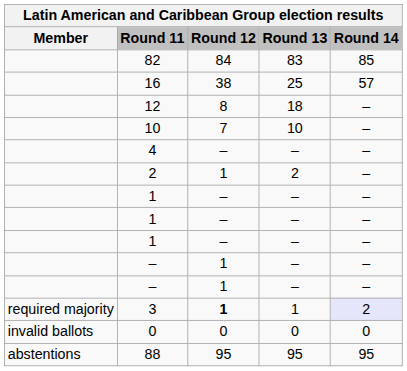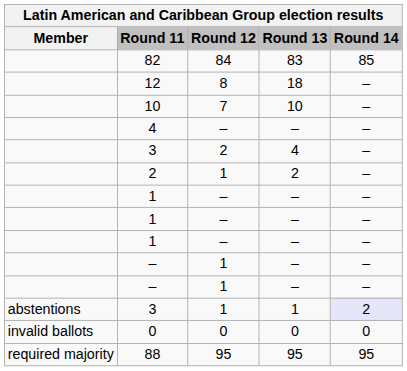- row: (152, 83)
+ row: (152, 151)
(61, 309) required majority -> (44, 309) abstentions
(223, 309) bold -> (223, 309) normal
(44, 354) abstentions -> (61, 354) required majority
